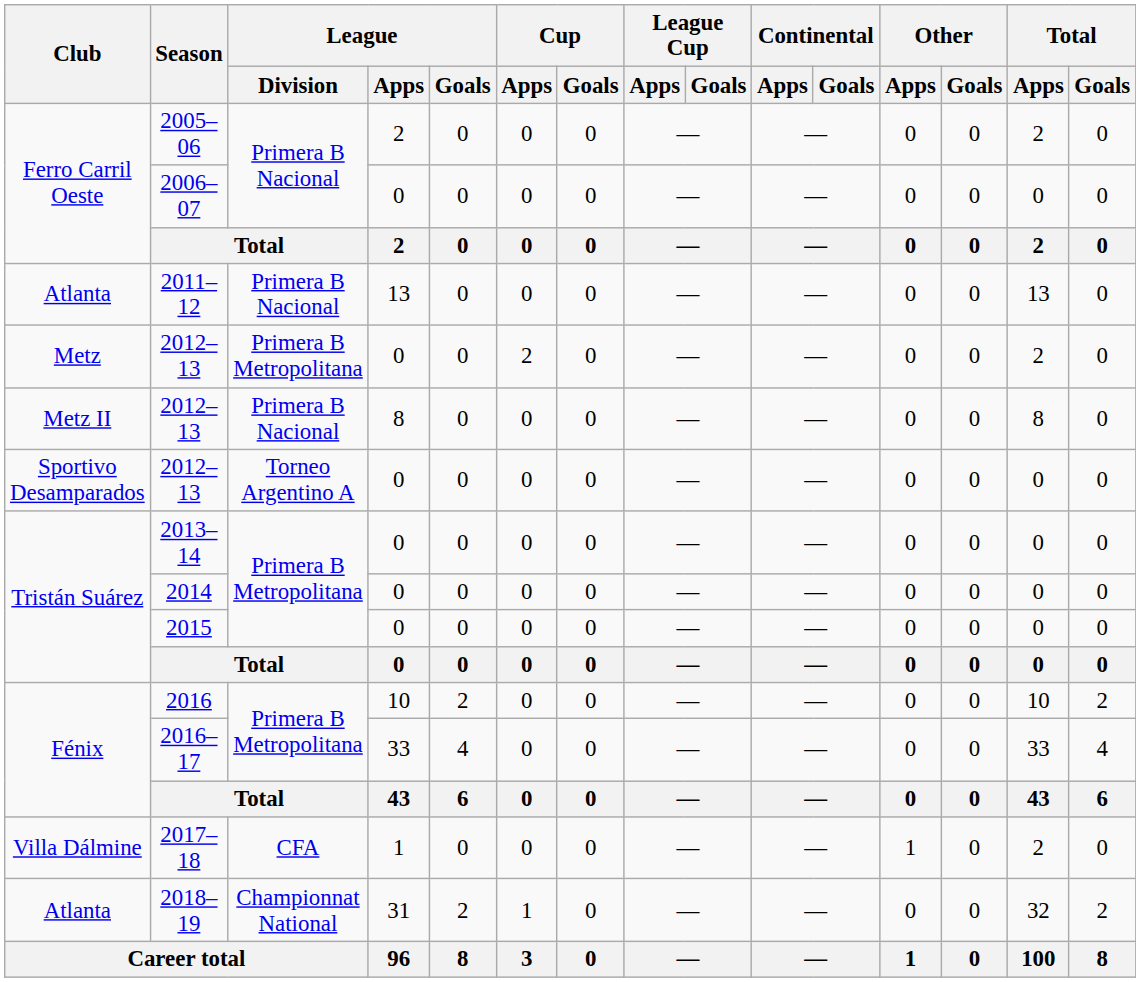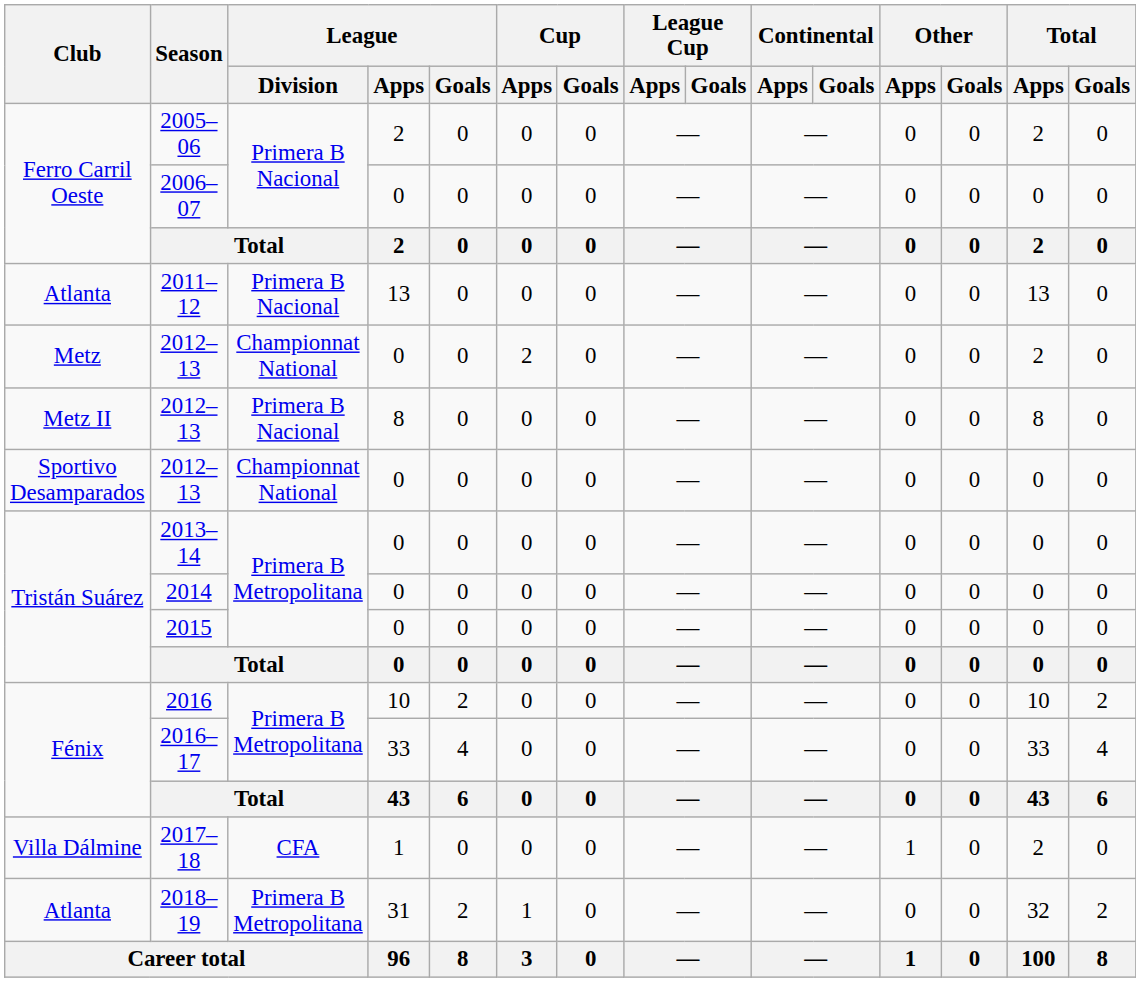(298, 356) Primera B Metropolitana -> (298, 356) Championnat National
(298, 480) Torneo Argentino A -> (298, 480) Championnat National
(298, 909) Championnat National -> (298, 909) Primera B Metropolitana
